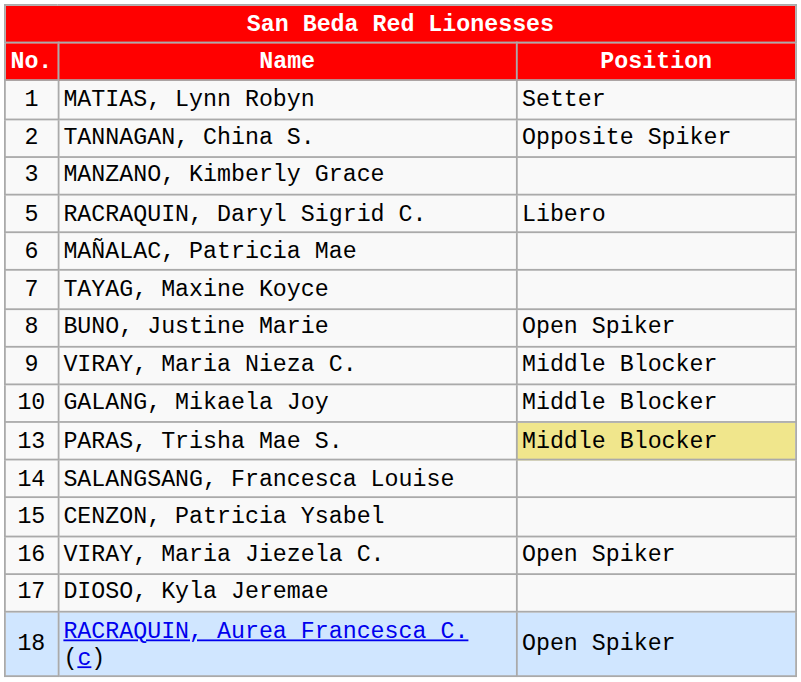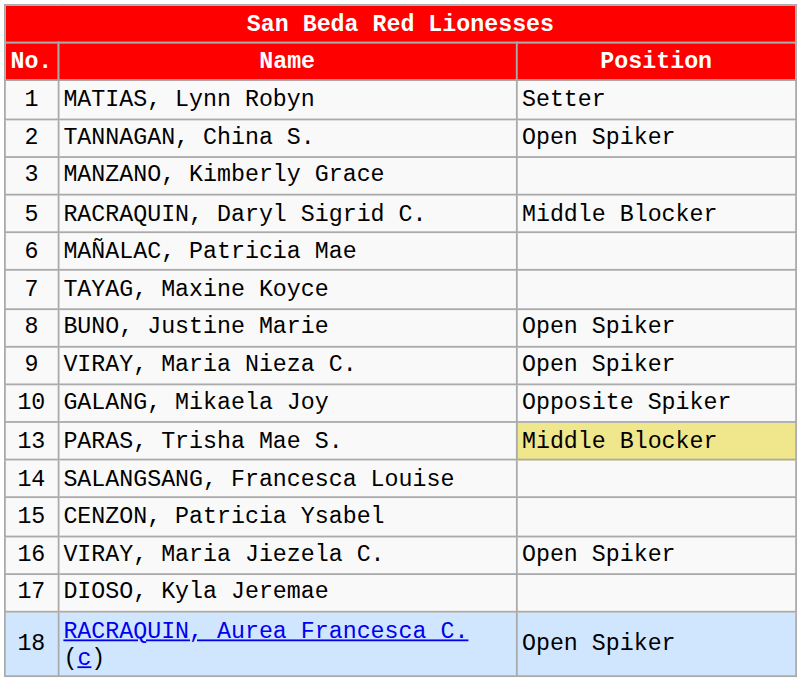(627, 138) Opposite Spiker -> (599, 138) Open Spiker
(564, 213) Libero -> (620, 213) Middle Blocker
(620, 365) Middle Blocker -> (599, 365) Open Spiker
(620, 403) Middle Blocker -> (627, 403) Opposite Spiker
